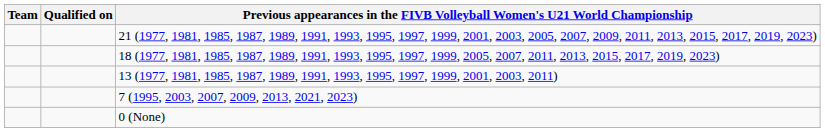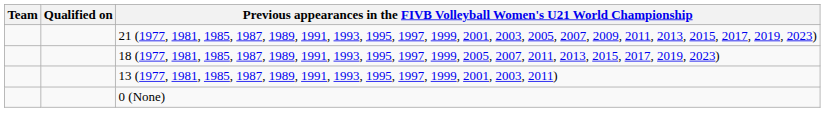- row: (238, 96)
